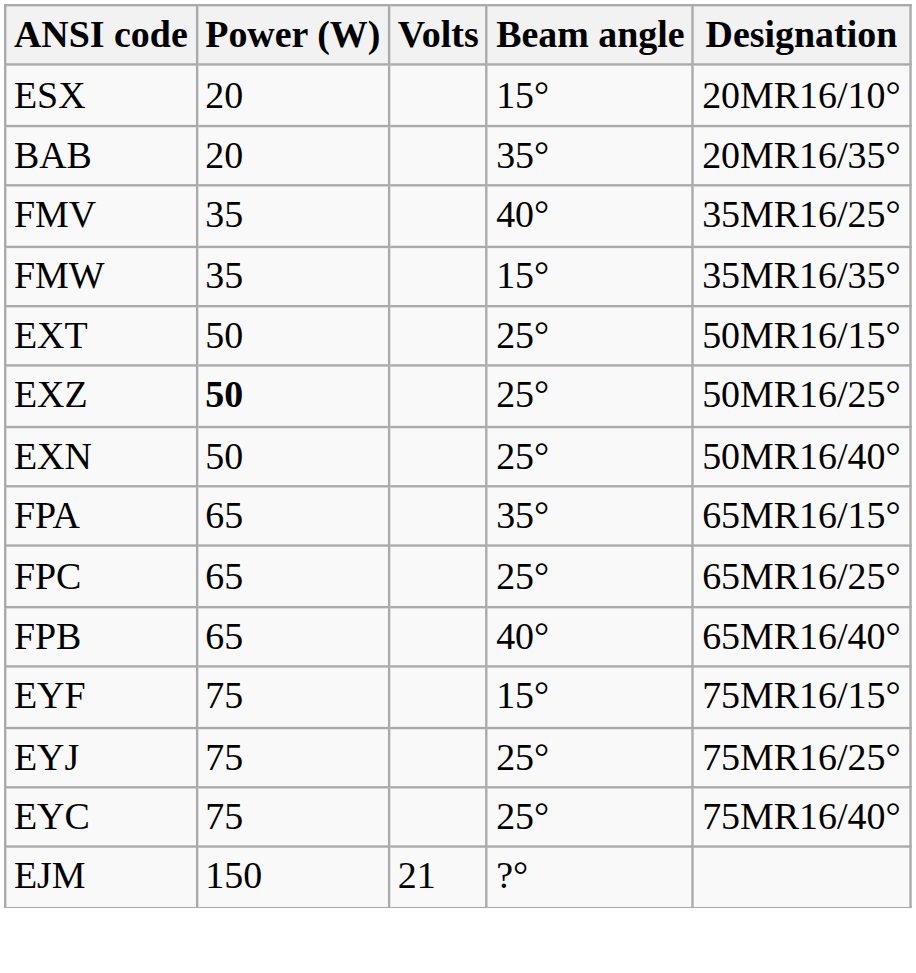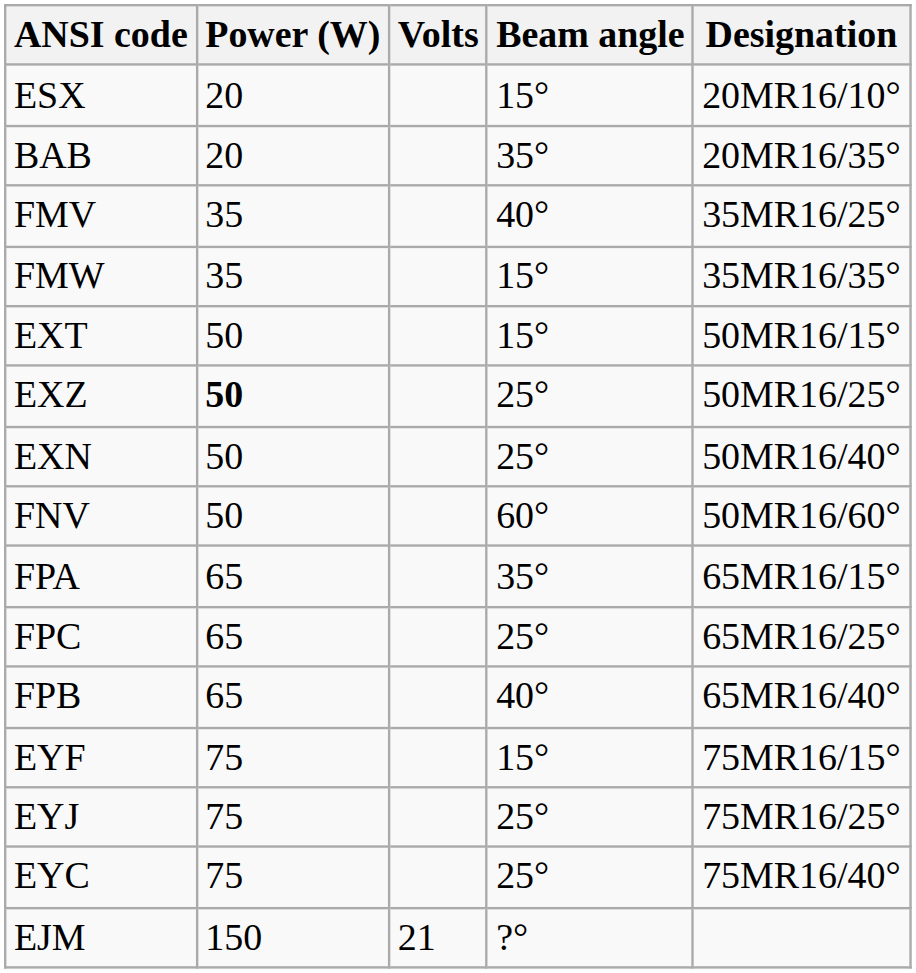(523, 335) 25° -> (523, 335) 15°
+ row: (52, 515)
